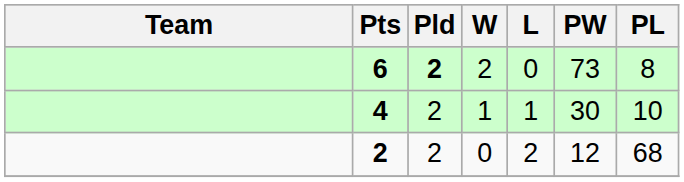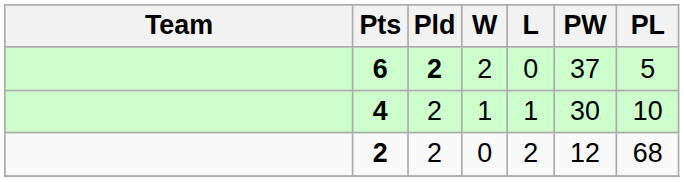(585, 68) 73 -> (585, 68) 37
(648, 68) 8 -> (648, 68) 5
